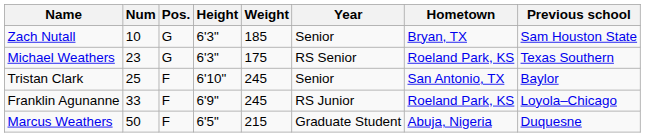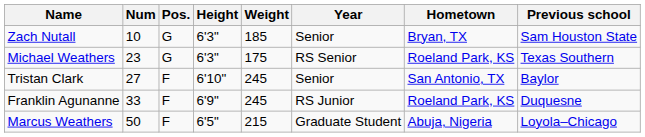(133, 79) 25 -> (133, 79) 27
(569, 100) Loyola–Chicago -> (551, 100) Duquesne
(551, 121) Duquesne -> (569, 121) Loyola–Chicago
